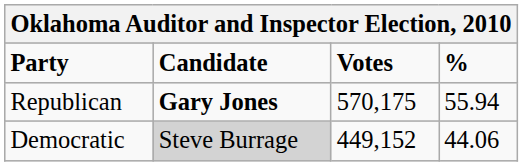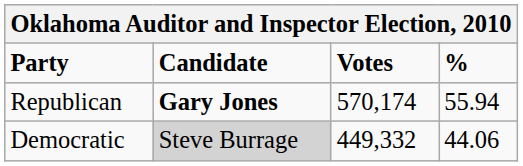(377, 101) 570,175 -> (377, 101) 570,174
(377, 140) 449,152 -> (377, 140) 449,332
